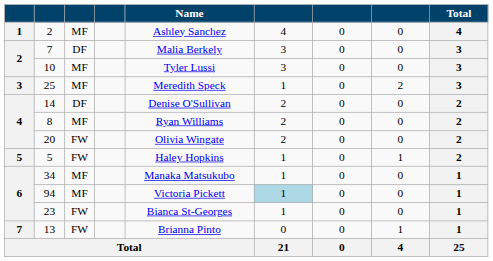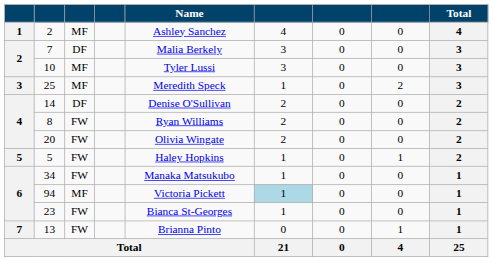(80, 121) MF -> (80, 121) FW
(80, 175) MF -> (80, 175) FW
